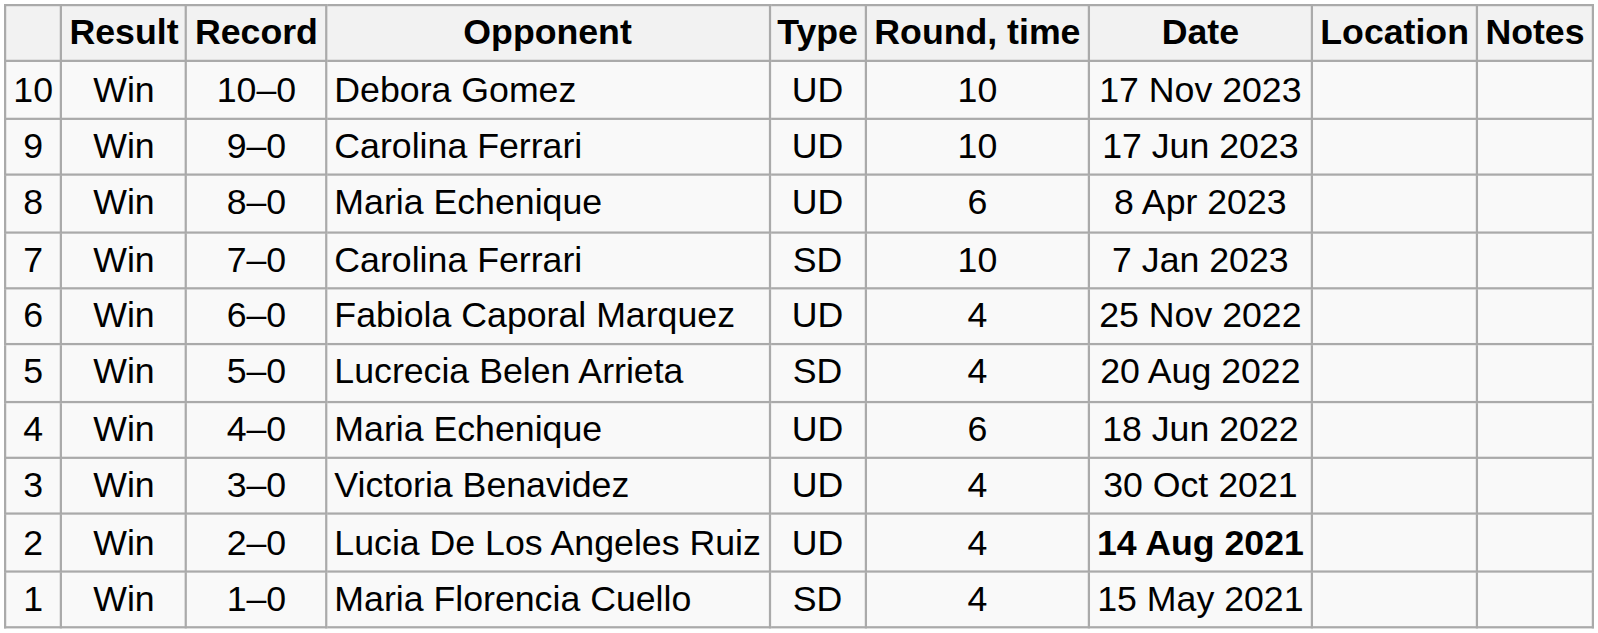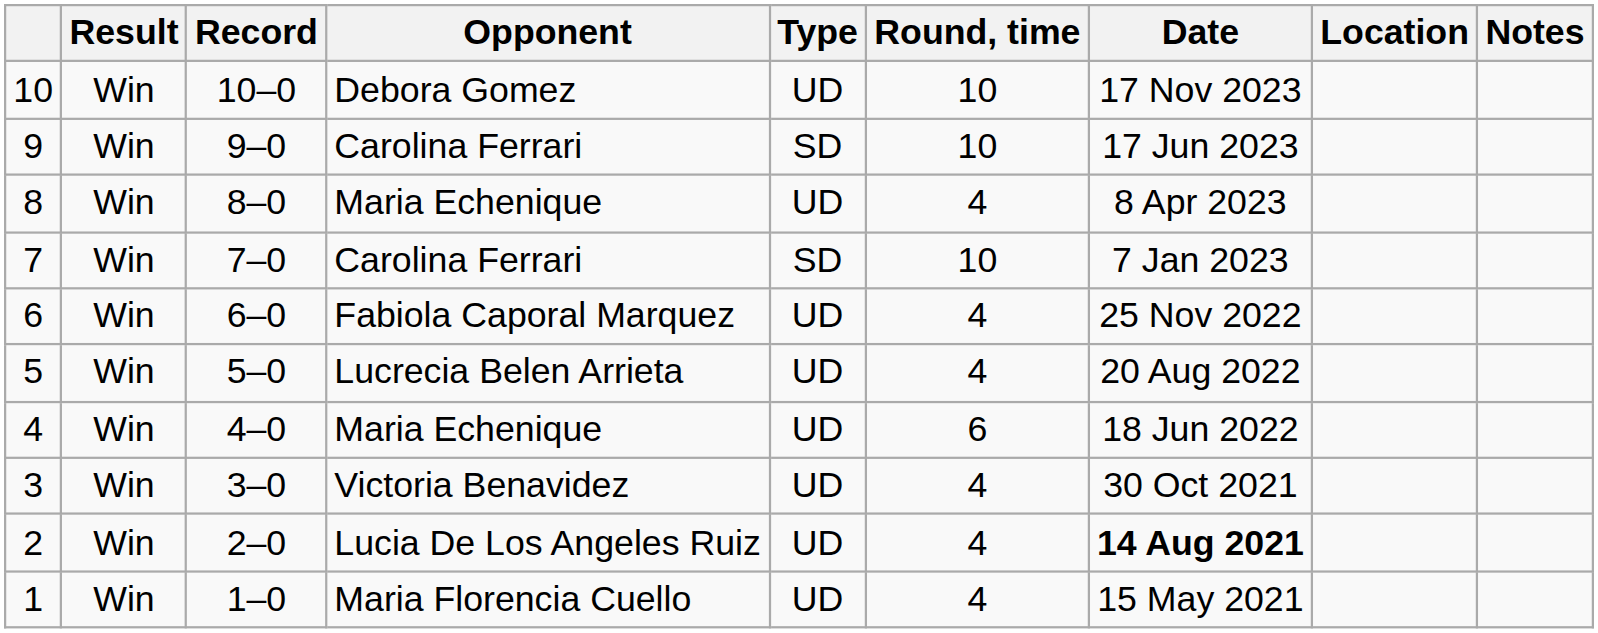(818, 145) UD -> (818, 145) SD
(977, 202) 6 -> (977, 202) 4
(818, 372) SD -> (818, 372) UD
(818, 598) SD -> (818, 598) UD
